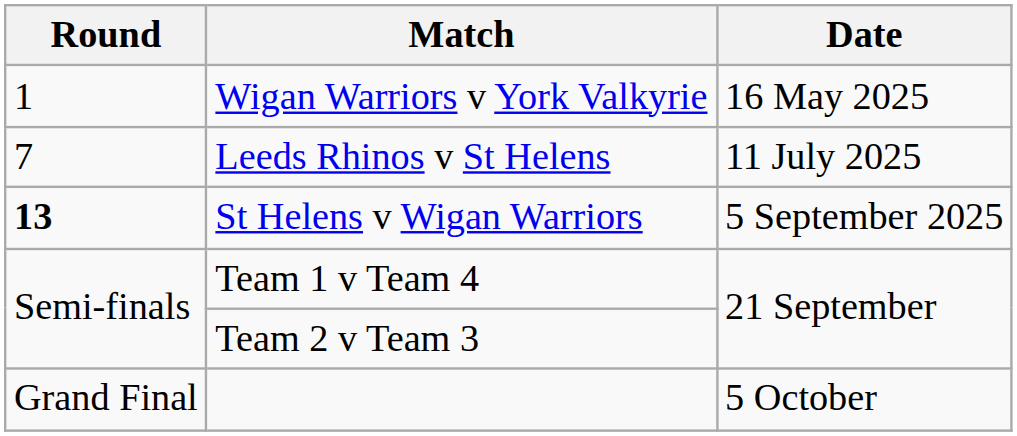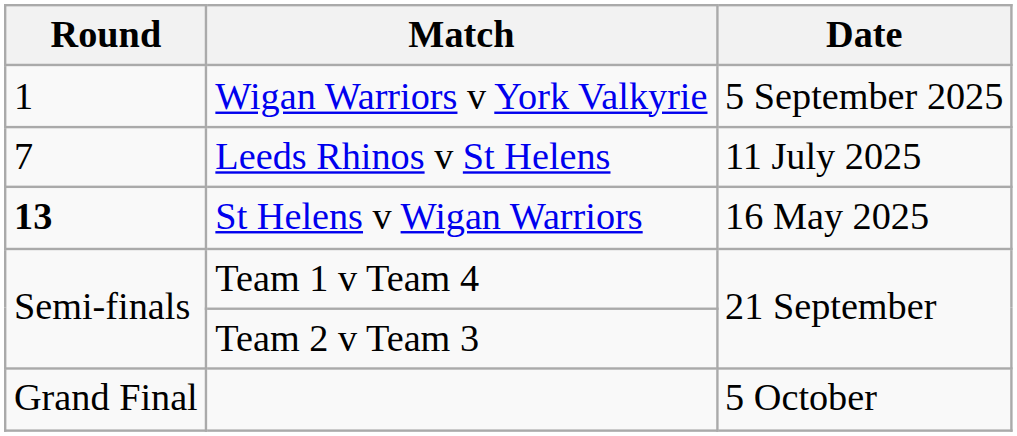(827, 95) 16 May 2025 -> (864, 95) 5 September 2025
(864, 216) 5 September 2025 -> (827, 216) 16 May 2025
